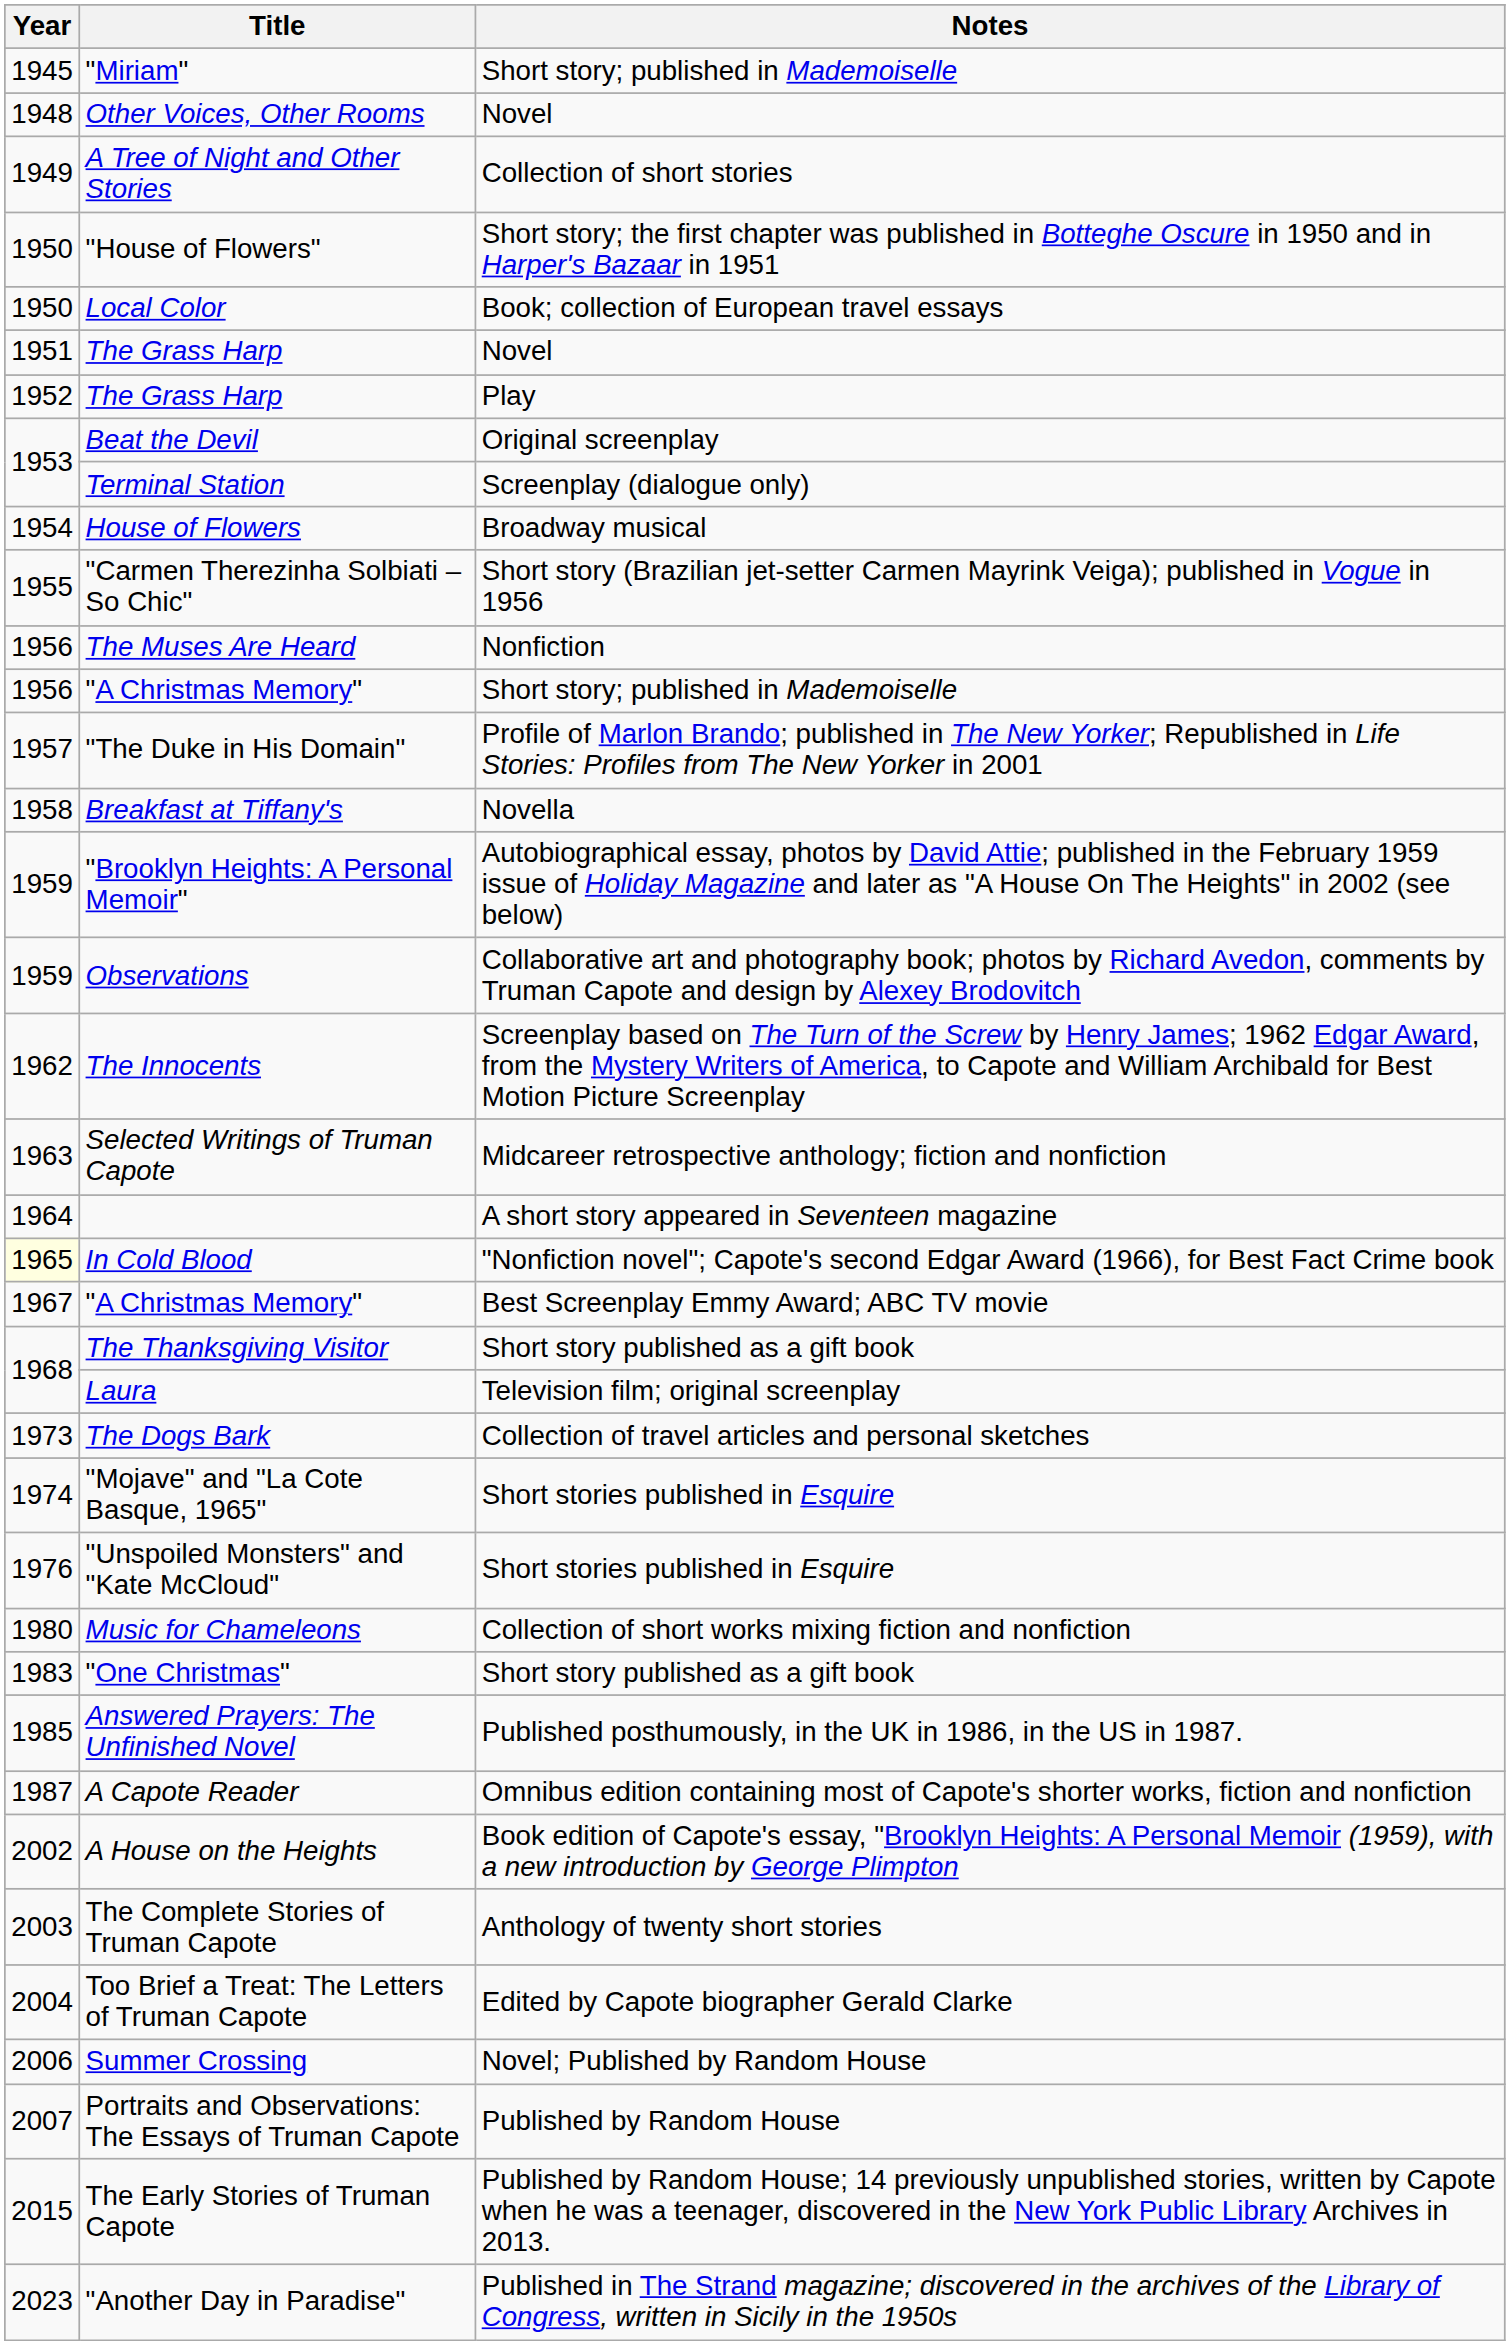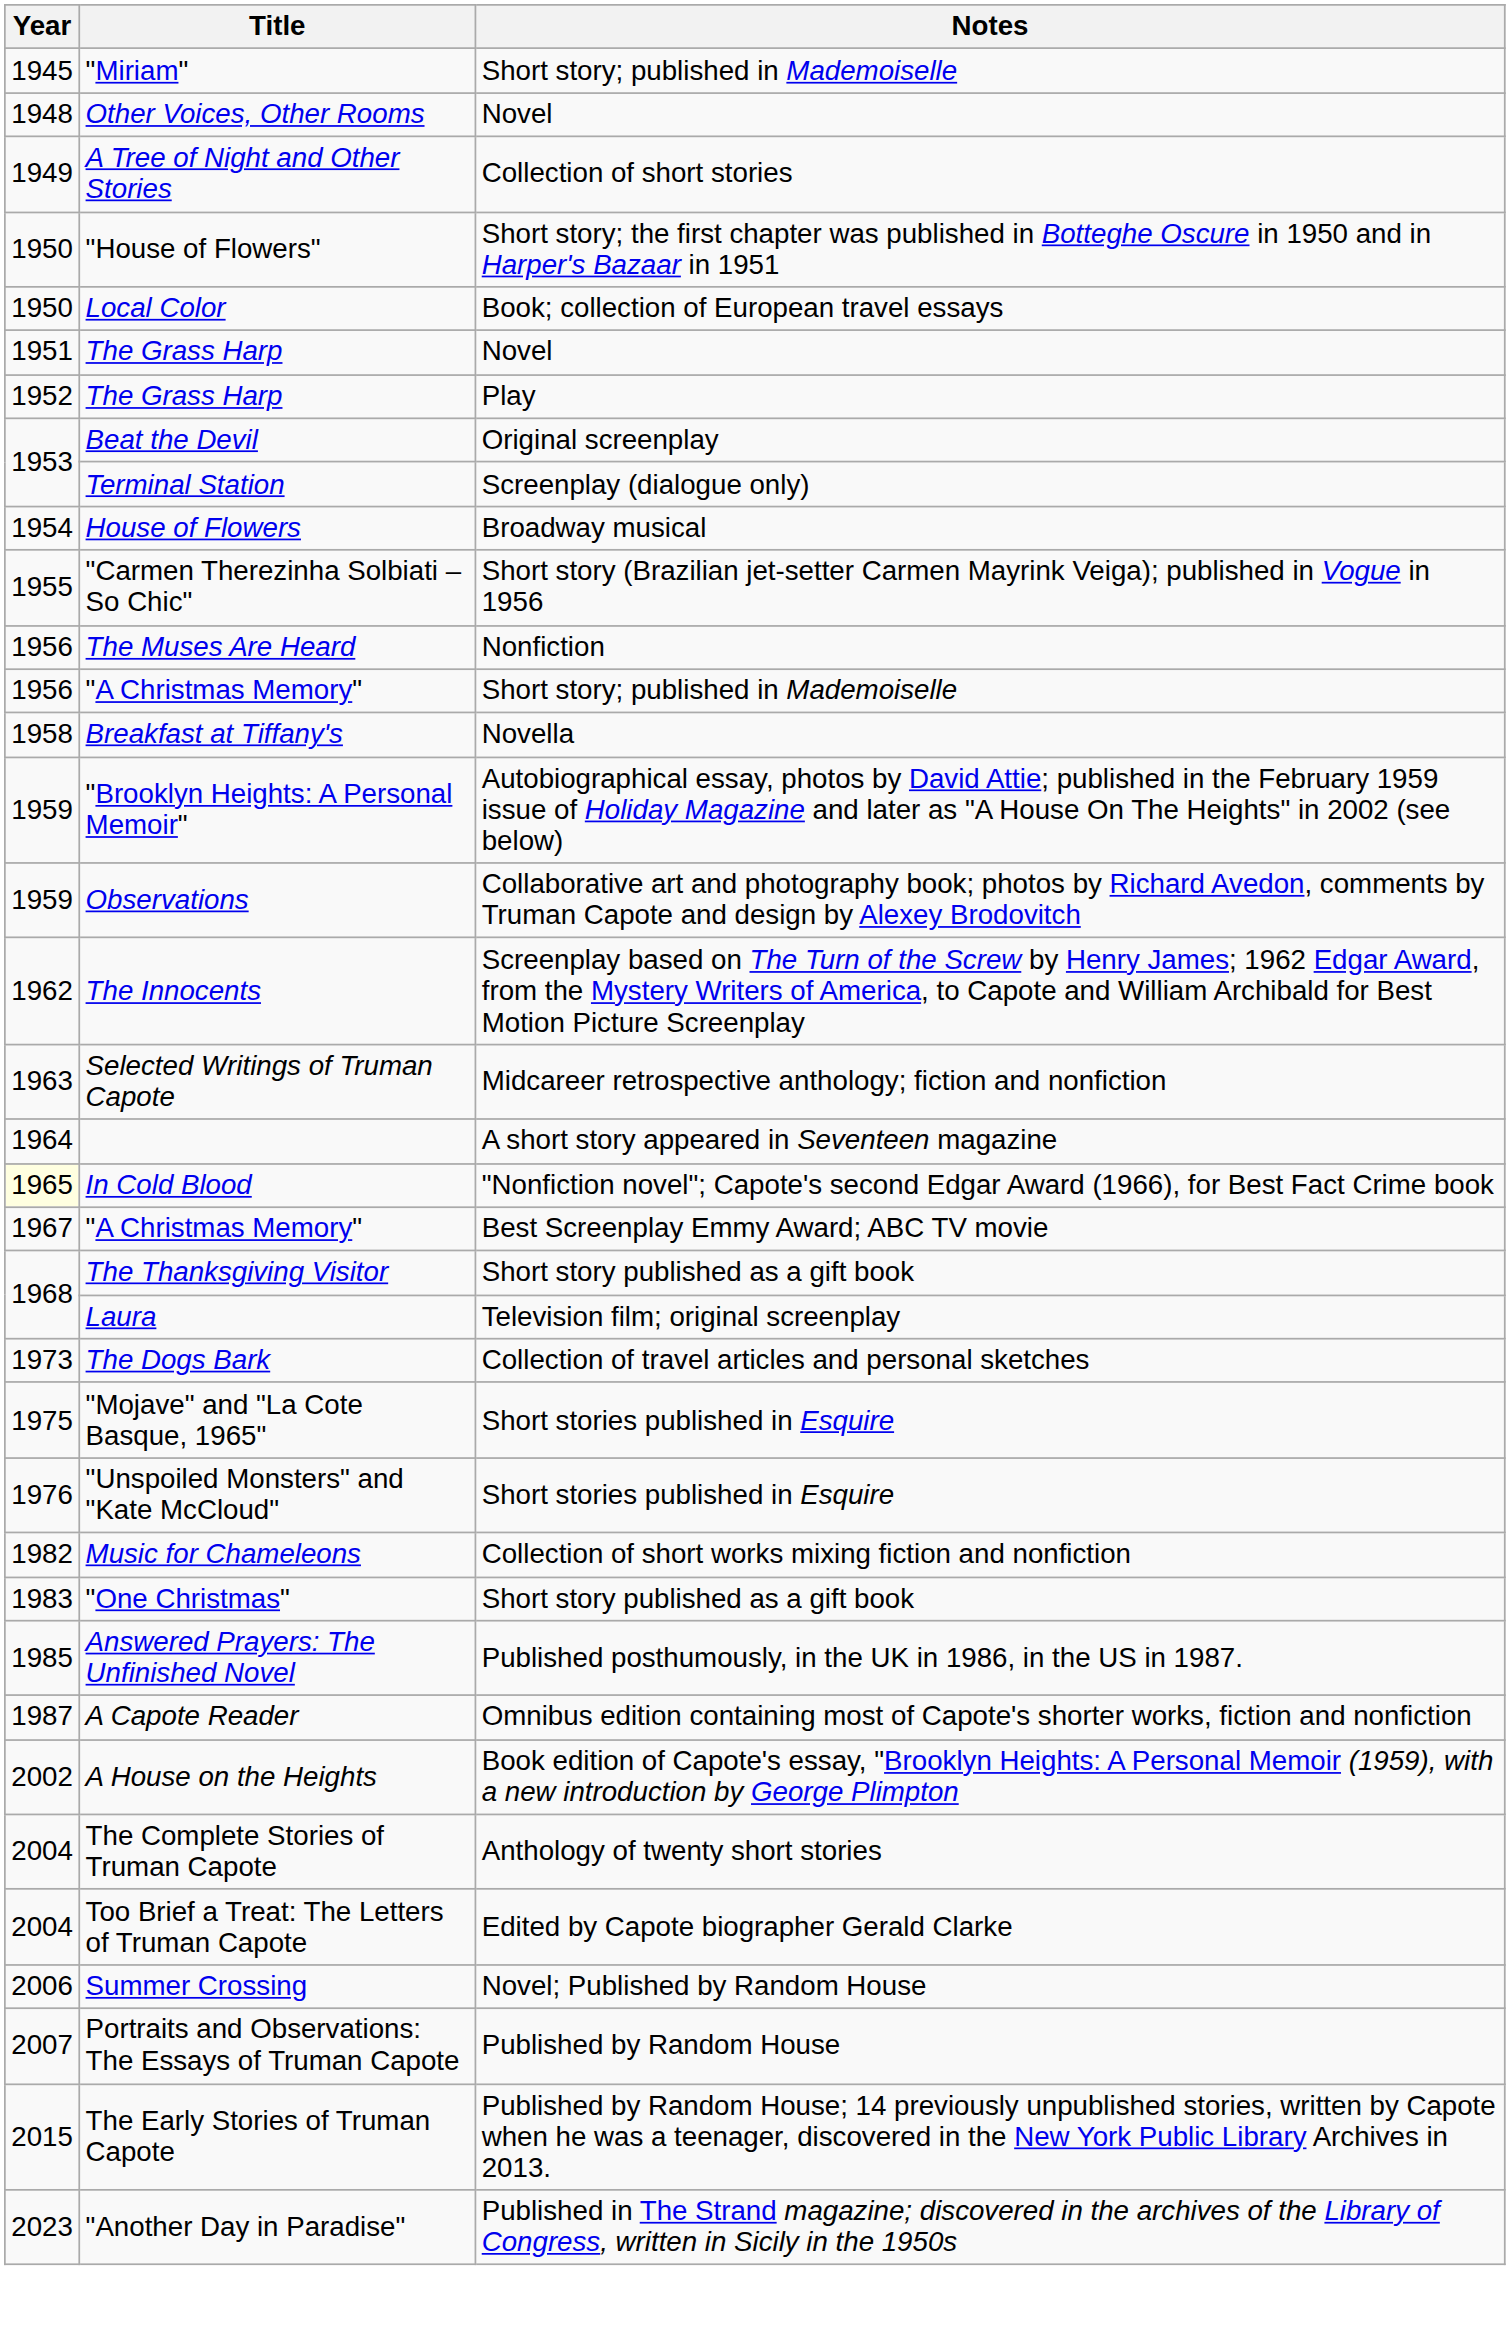- row: (245, 750)
(42, 1494) 1974 -> (42, 1419) 1975
(42, 1629) 1980 -> (42, 1554) 1982
(42, 1926) 2003 -> (42, 1851) 2004
